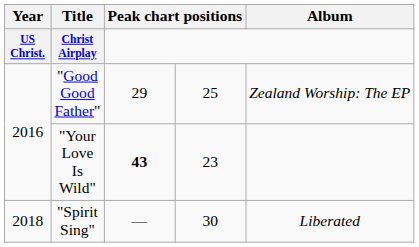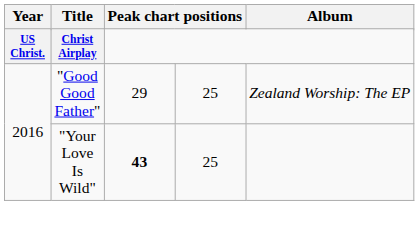(210, 161) 23 -> (210, 161) 25
- row: (77, 221)
